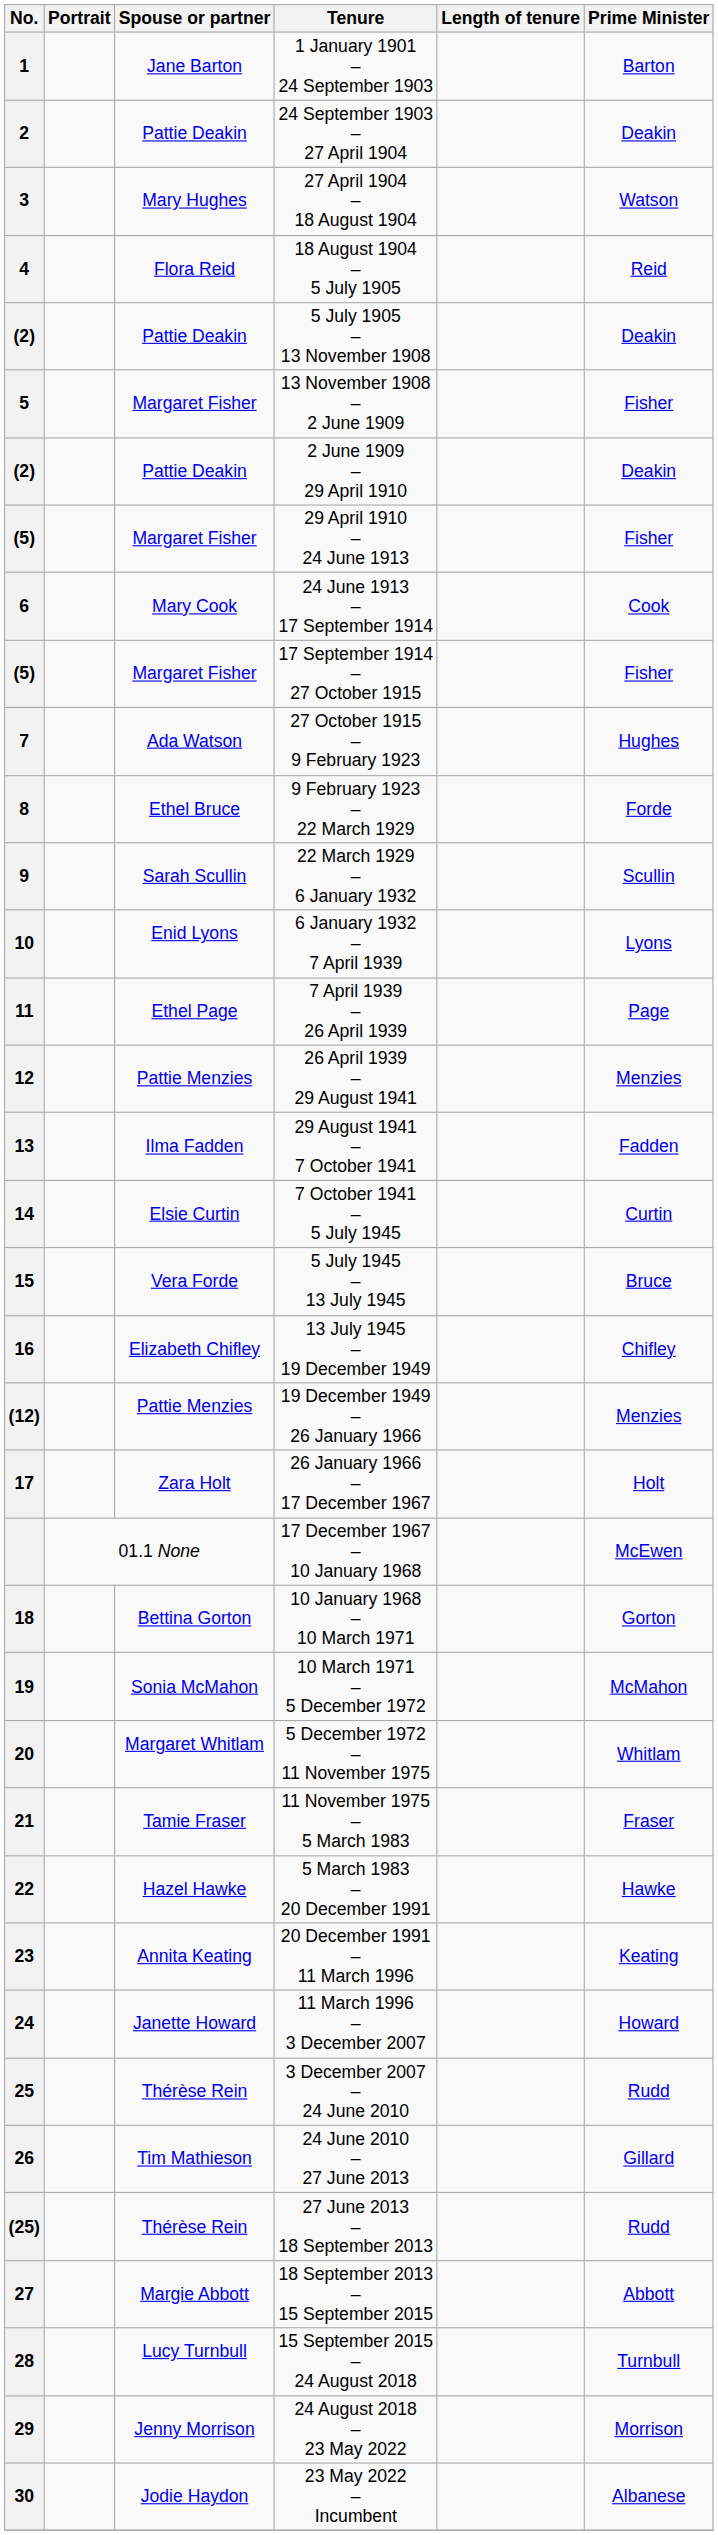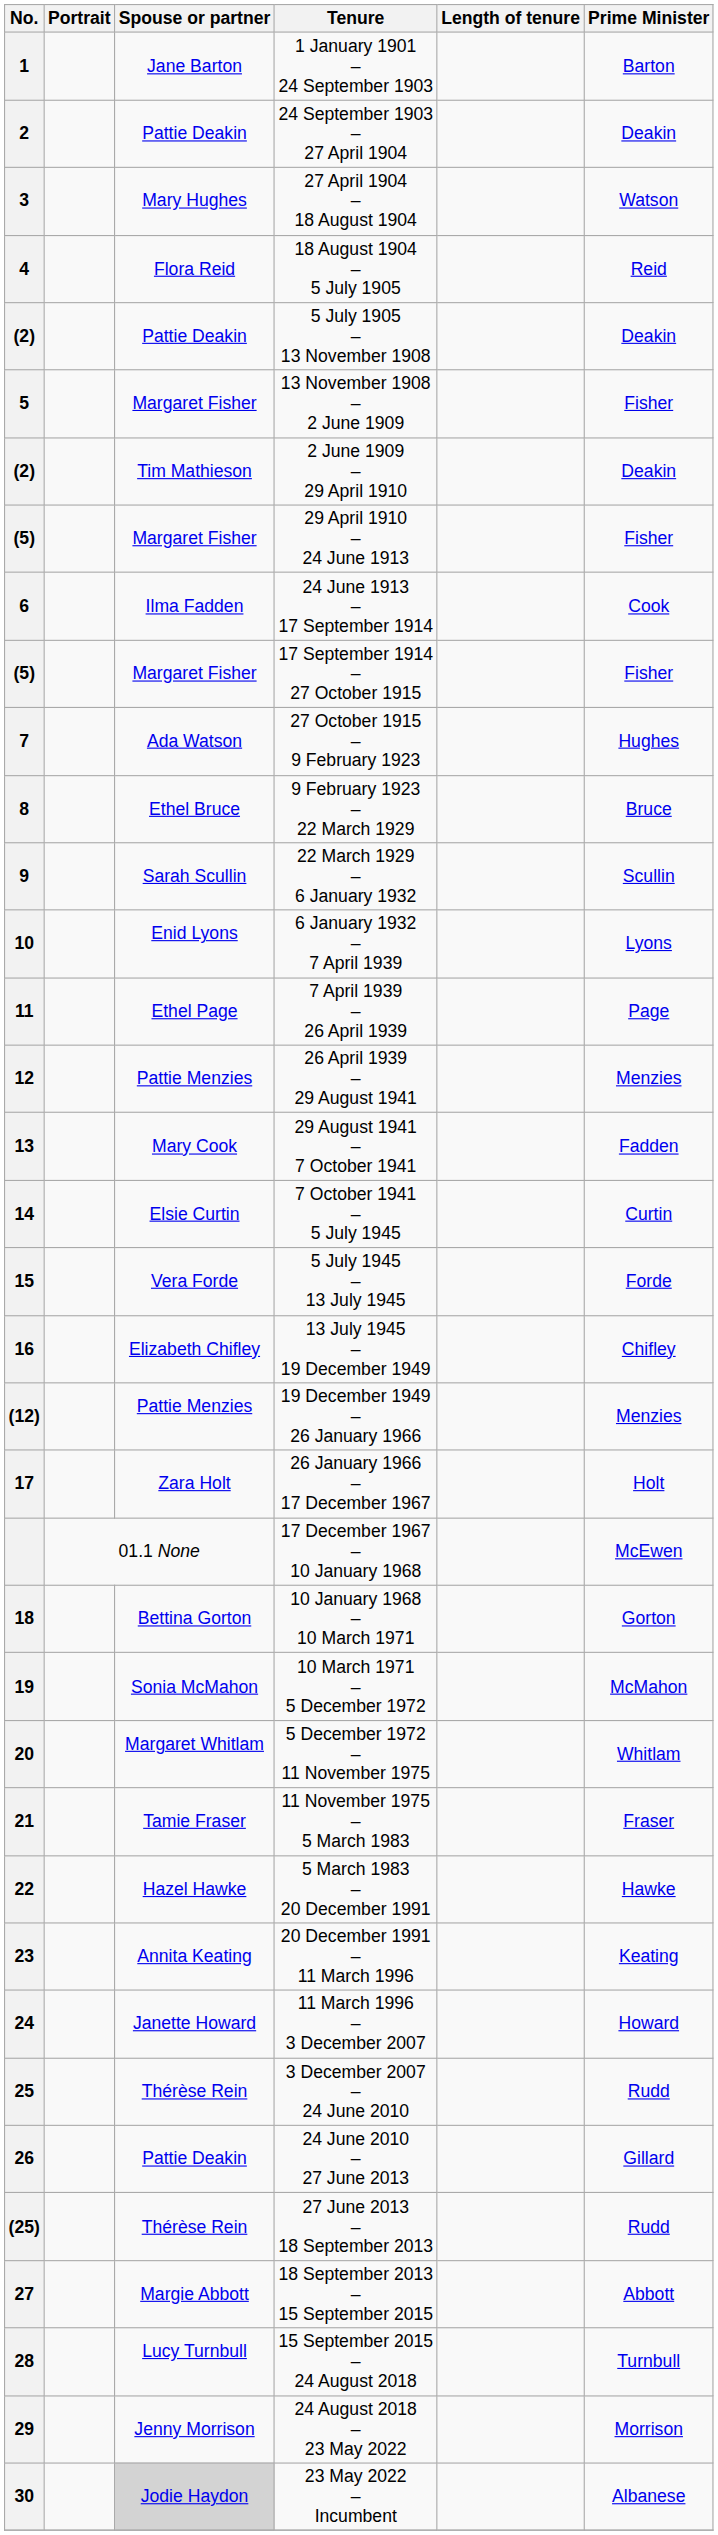(195, 471) Pattie Deakin -> (195, 471) Tim Mathieson
(195, 606) Mary Cook -> (195, 606) Ilma Fadden
(649, 808) Forde -> (649, 808) Bruce
(195, 1146) Ilma Fadden -> (195, 1146) Mary Cook
(649, 1281) Bruce -> (649, 1281) Forde
(195, 2159) Tim Mathieson -> (195, 2159) Pattie Deakin
(195, 2496) no background -> (195, 2496) lightgrey background
